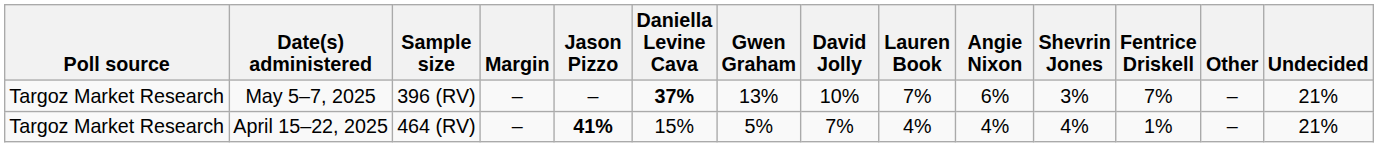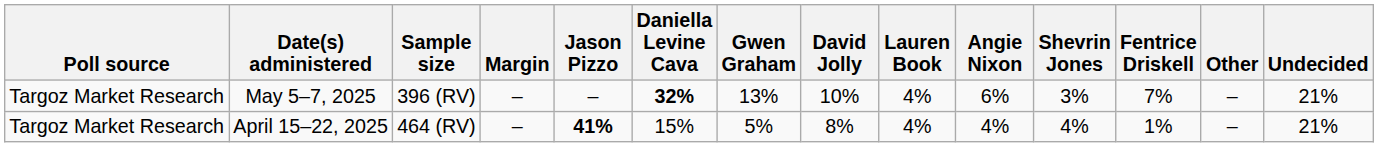(674, 96) 37% -> (674, 96) 32%
(917, 96) 7% -> (917, 96) 4%
(839, 127) 7% -> (839, 127) 8%
